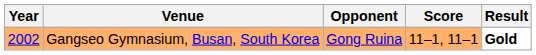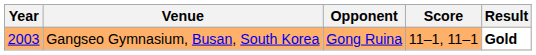(24, 39) 2002 -> (24, 39) 2003
